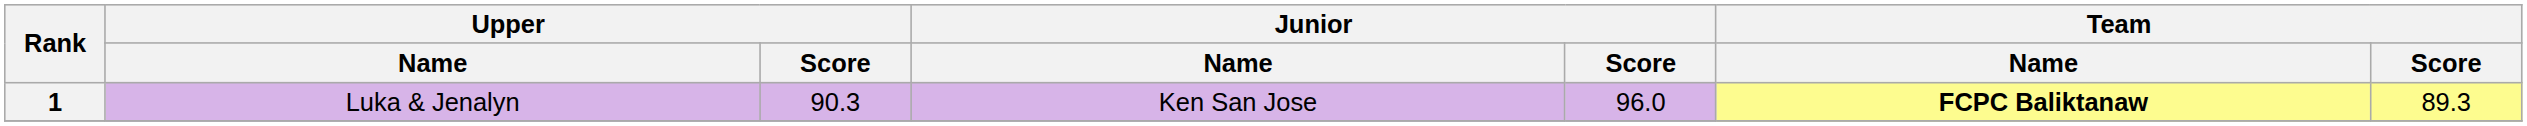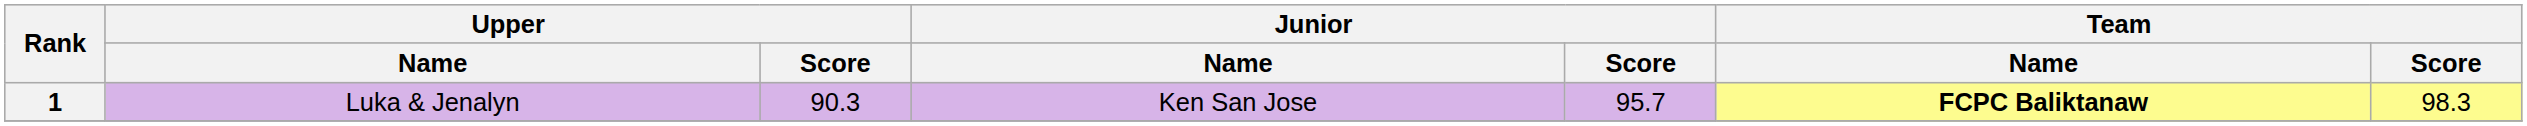(1641, 102) 96.0 -> (1641, 102) 95.7
(2446, 102) 89.3 -> (2446, 102) 98.3
